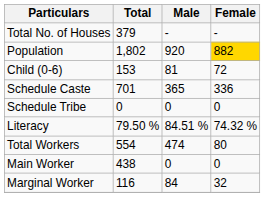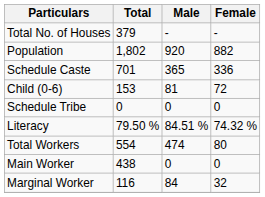(224, 51) gold background -> (224, 51) no background
rows swapped: (35, 70) <-> (49, 88)
